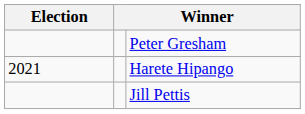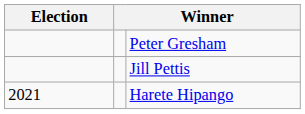rows swapped: (160, 95) <-> (181, 69)
